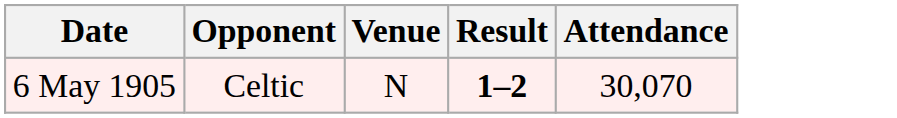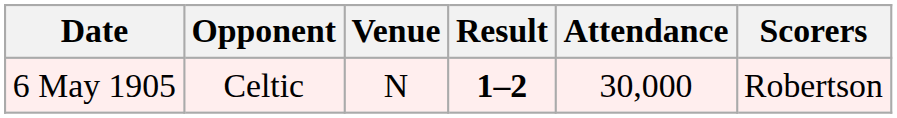+ column: (813, 31)
(646, 84) 30,070 -> (646, 84) 30,000
